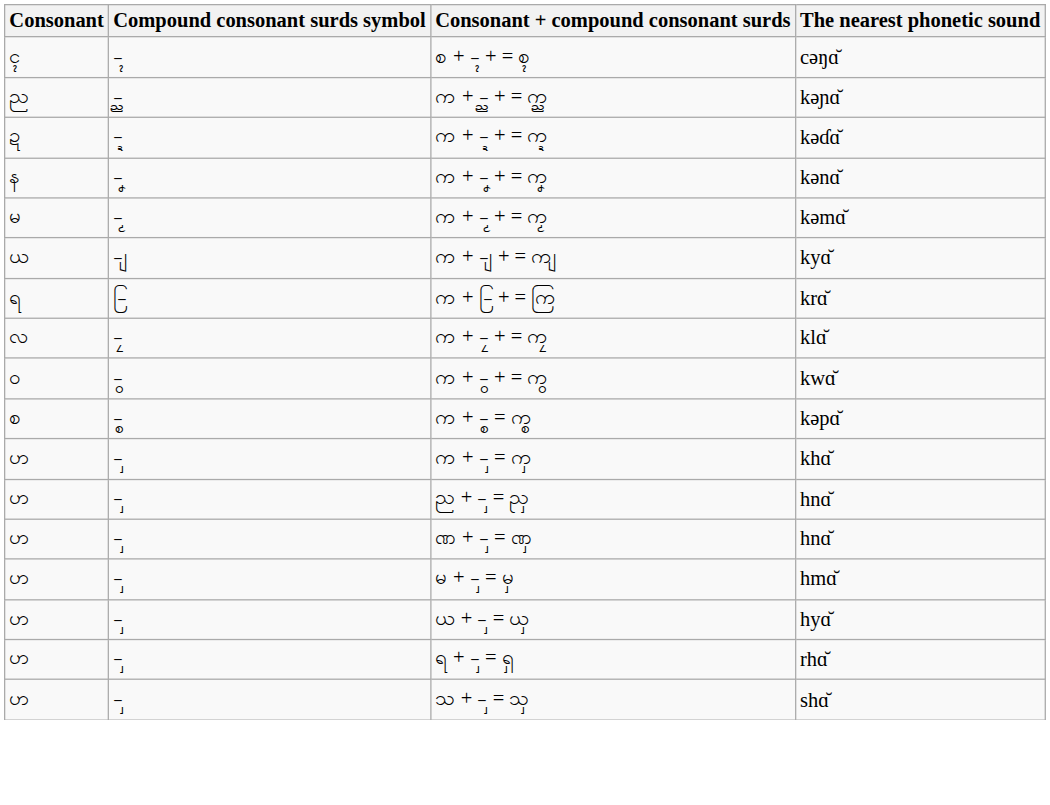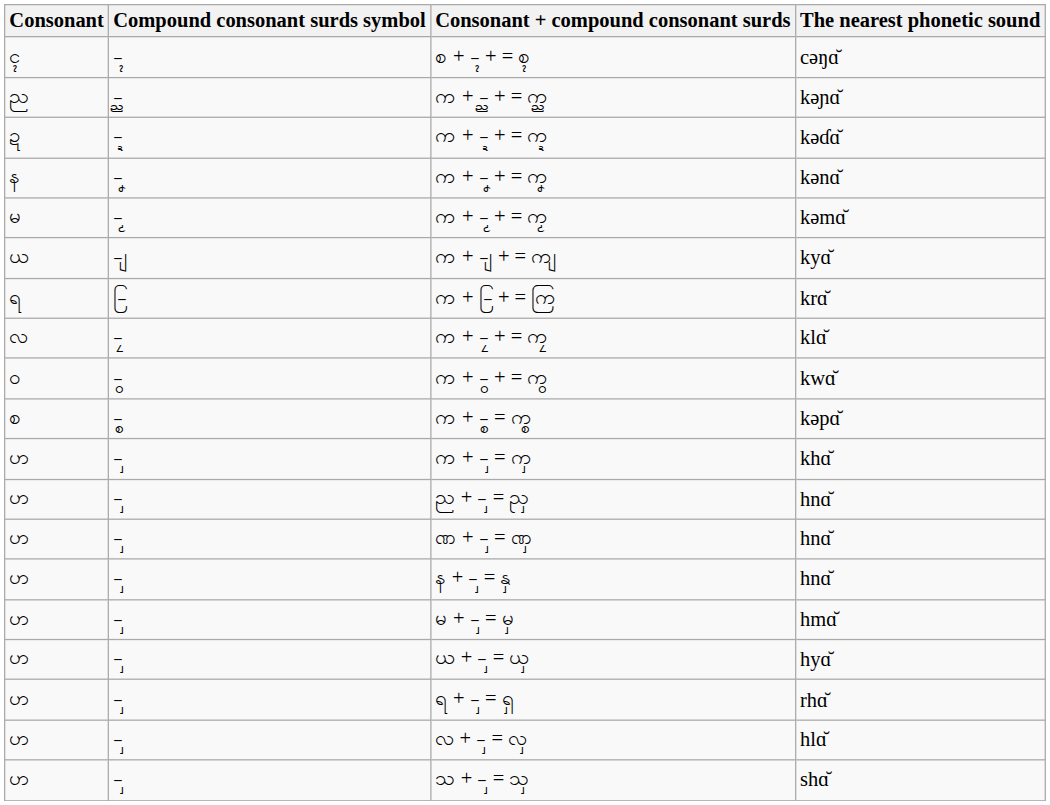+ row: (474, 577)
+ row: (481, 738)
